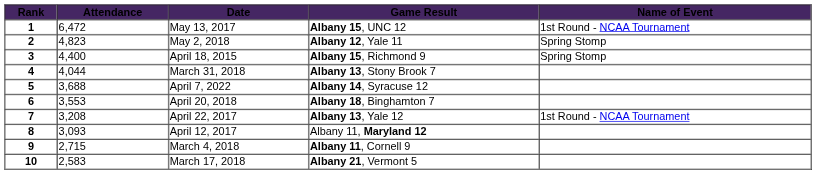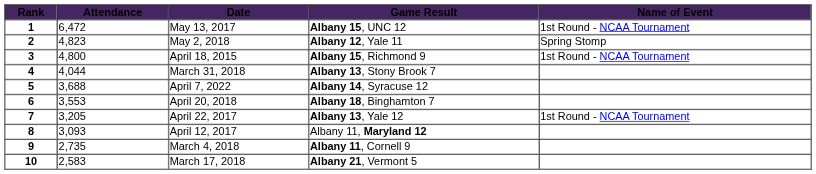(72, 57) 4,400 -> (72, 57) 4,800
(573, 57) Spring Stomp -> (615, 57) 1st Round - NCAA Tournament
(72, 117) 3,208 -> (72, 117) 3,205
(72, 146) 2,715 -> (72, 146) 2,735
